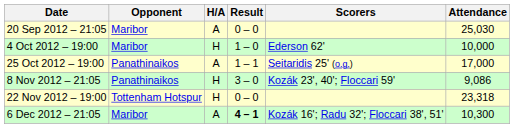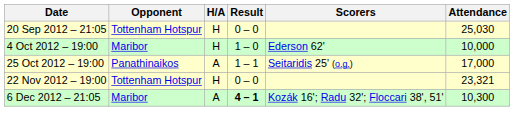(129, 30) Maribor -> (157, 30) Tottenham Hotspur
(216, 30) A -> (216, 30) H
- row: (54, 81)
(478, 98) 23,318 -> (478, 81) 23,321
